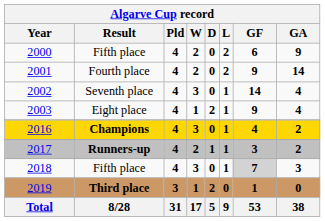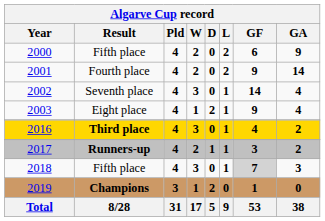(119, 129) Champions -> (119, 129) Third place
(119, 187) Third place -> (119, 187) Champions
